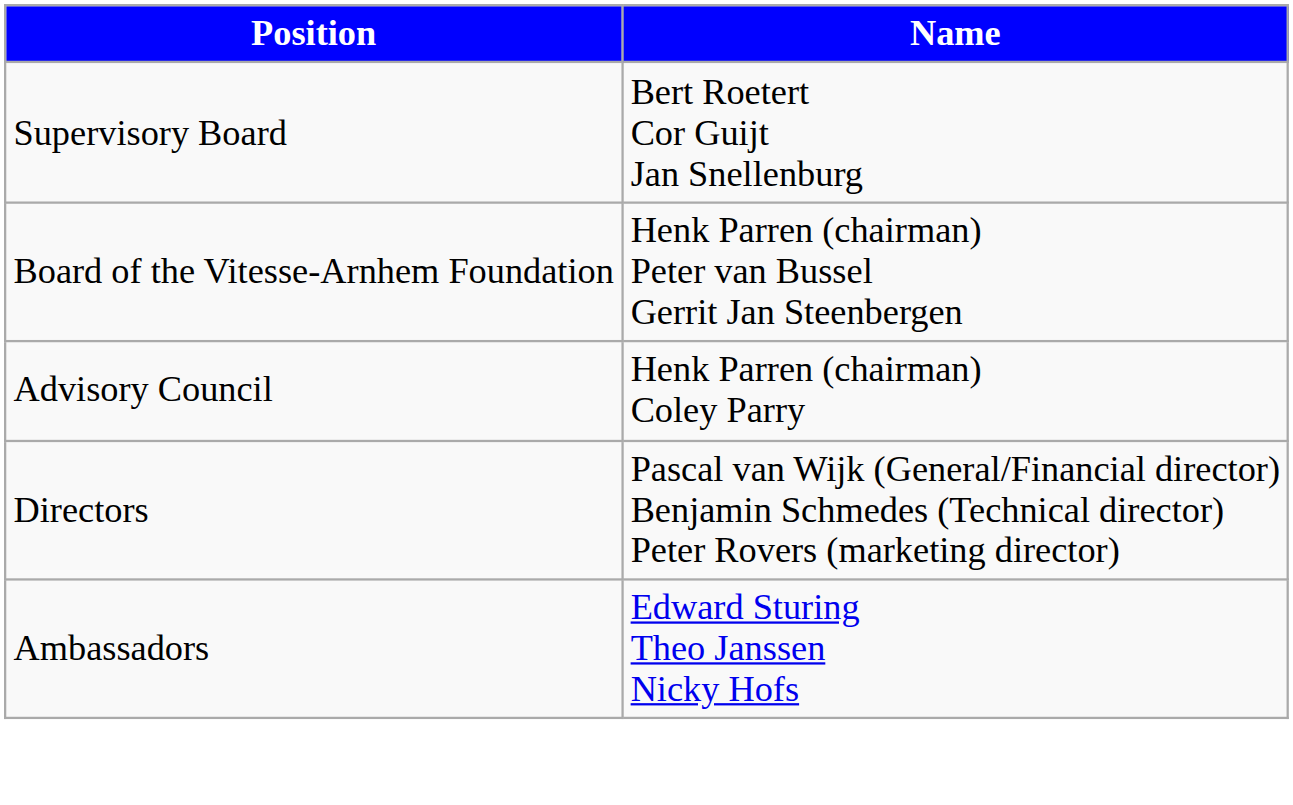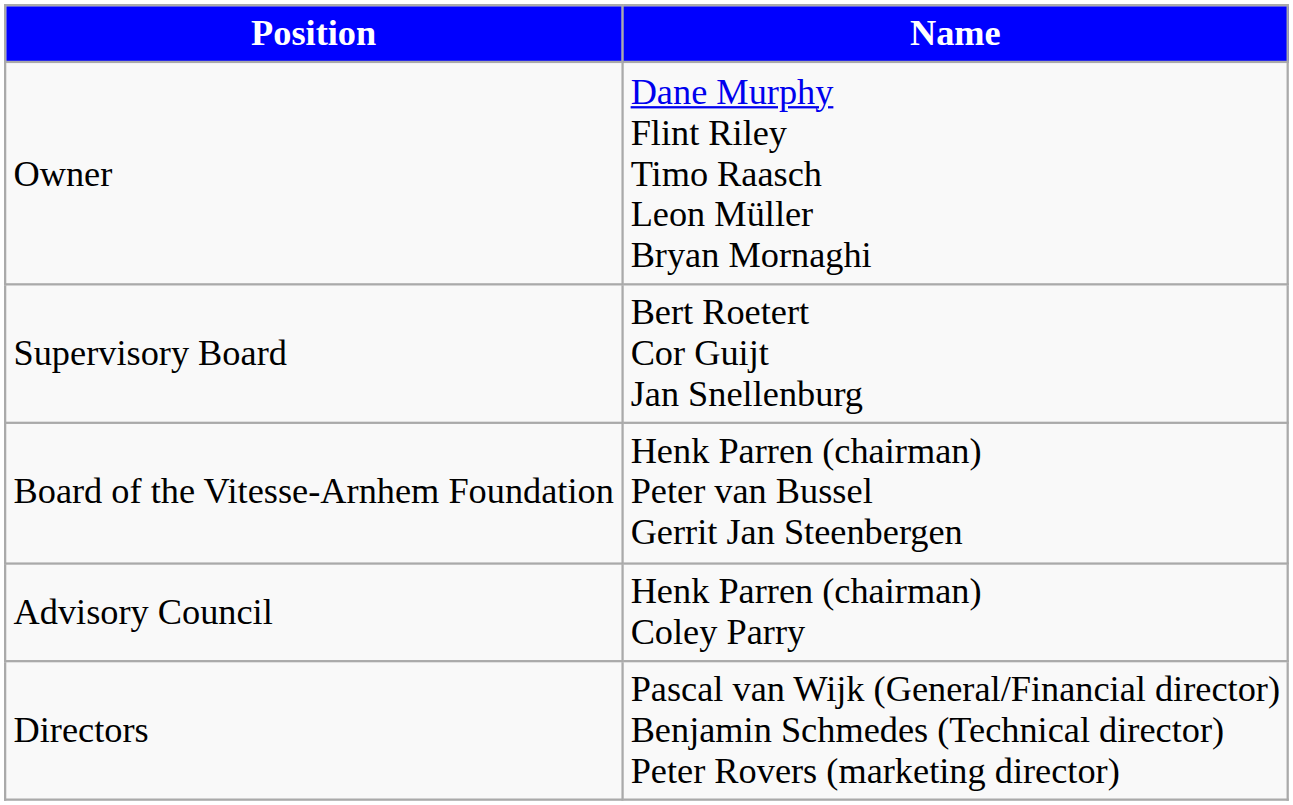+ row: (63, 172)
- row: (111, 648)
